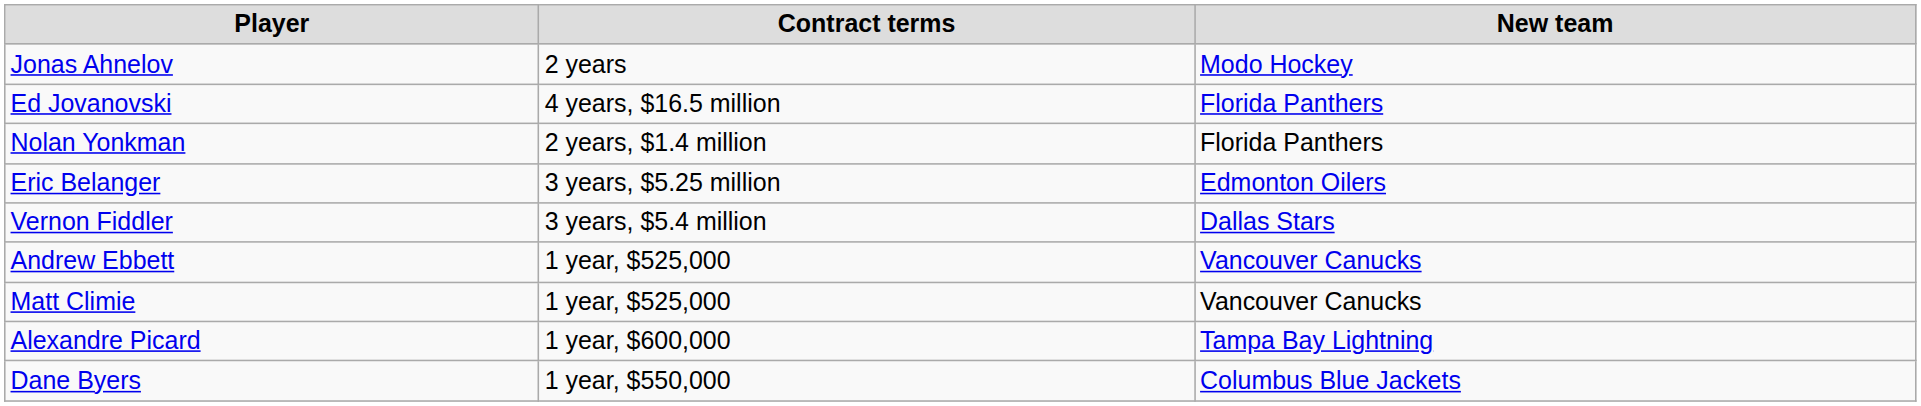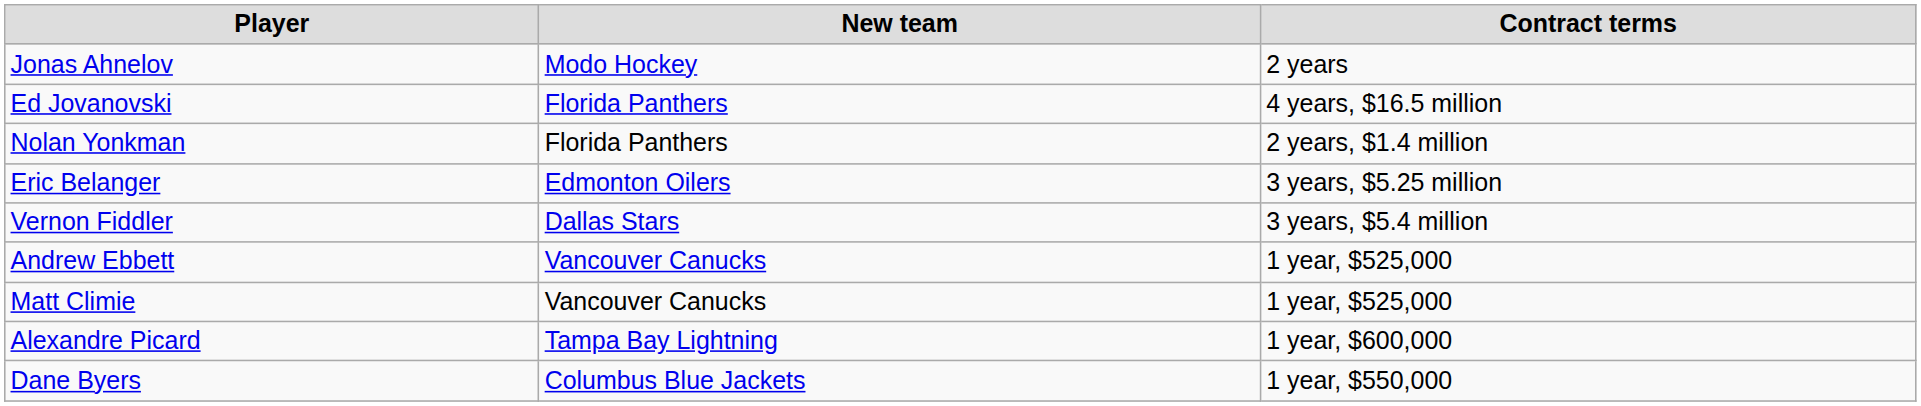columns swapped: (1555, 24) <-> (867, 24)
